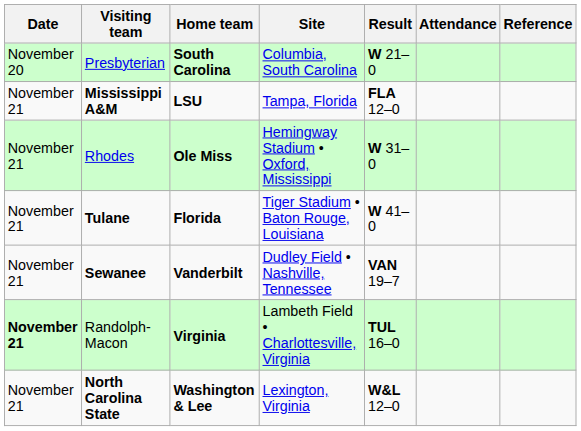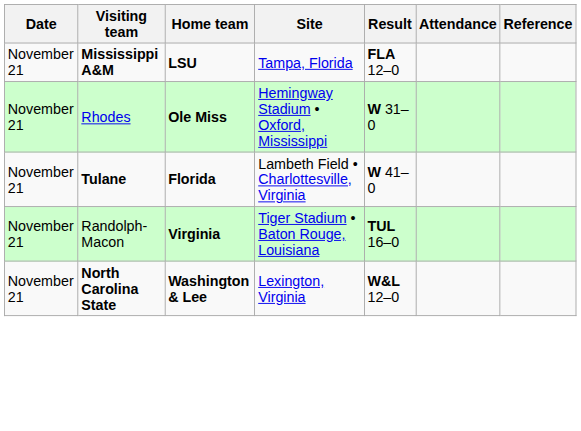- row: (125, 63)
(311, 218) Tiger Stadium • Baton Rouge, Louisiana -> (308, 180) Lambeth Field • Charlottesville, Virginia
- row: (115, 273)
(43, 335) bold -> (41, 234) normal
(309, 335) Lambeth Field • Charlottesville, Virginia -> (307, 234) Tiger Stadium • Baton Rouge, Louisiana
